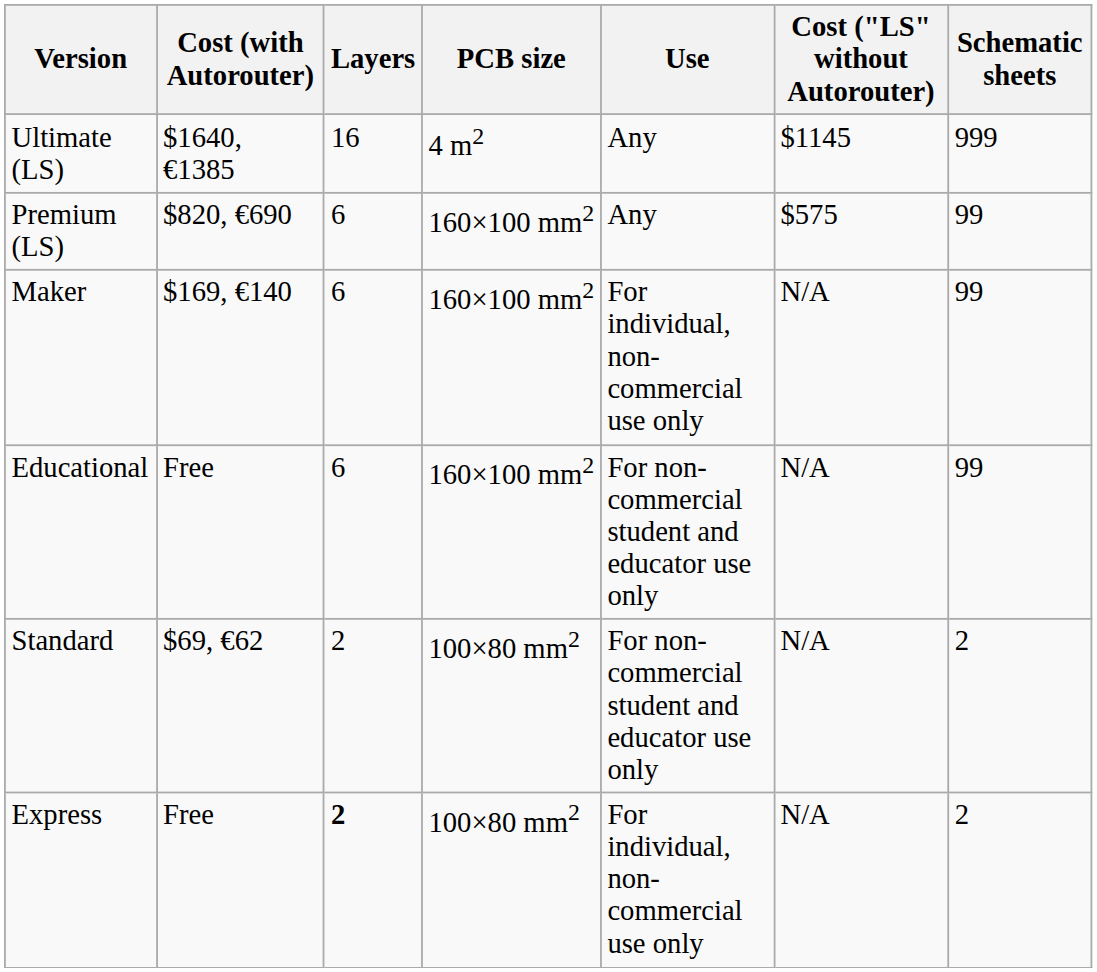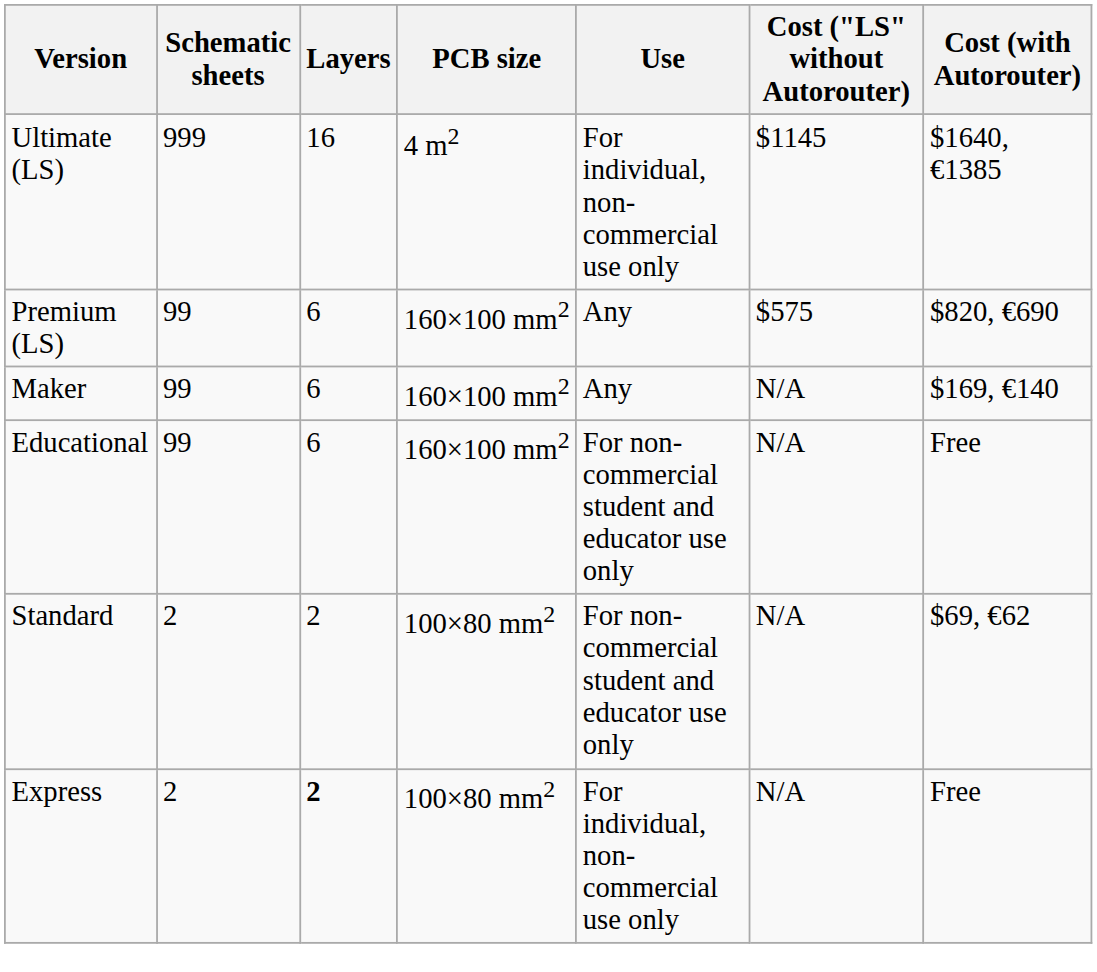columns swapped: (1020, 59) <-> (240, 59)
(632, 137) Any -> (650, 201) For individual, non-commercial use only
(675, 356) For individual, non-commercial use only -> (607, 389) Any
